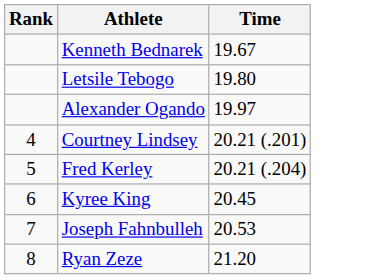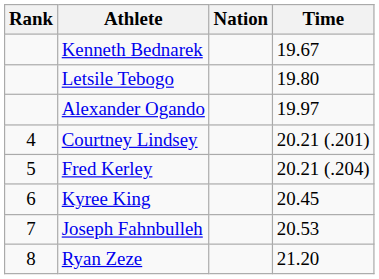+ column: (241, 19)
